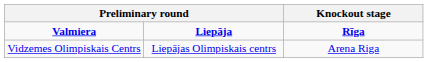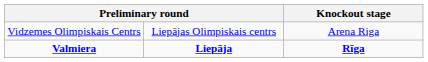rows swapped: (74, 31) <-> (74, 48)
